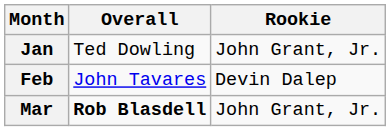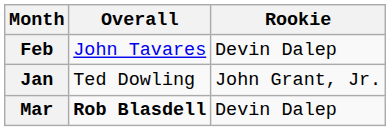rows swapped: (37, 50) <-> (37, 80)
(298, 110) John Grant, Jr. -> (276, 110) Devin Dalep
